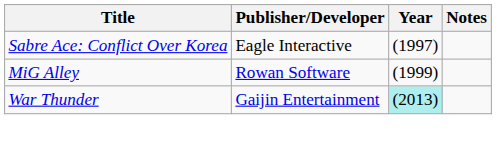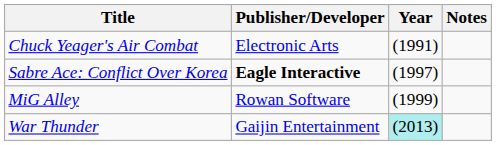+ row: (103, 45)
(294, 45) normal -> (298, 72) bold
